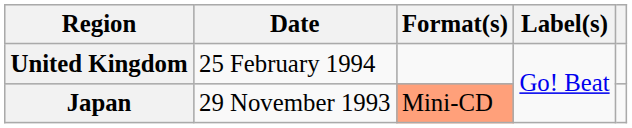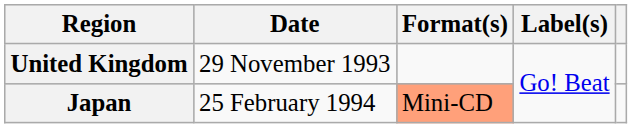(287, 63) 25 February 1994 -> (295, 63) 29 November 1993
(295, 102) 29 November 1993 -> (287, 102) 25 February 1994
